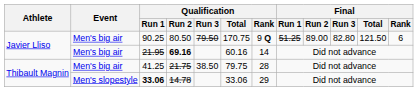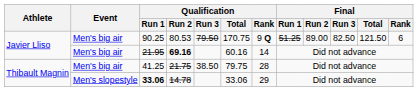(180, 39) 80.50 -> (180, 39) 80.53
(344, 39) 82.80 -> (344, 39) 82.50
